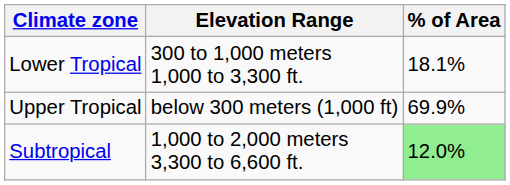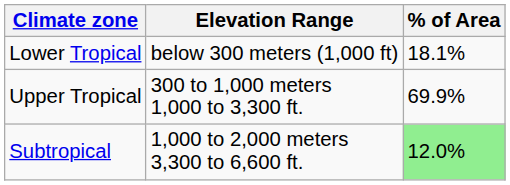(241, 64) 300 to 1,000 meters 1,000 to 3,300 ft. -> (275, 52) below 300 meters (1,000 ft)
(275, 107) below 300 meters (1,000 ft) -> (241, 96) 300 to 1,000 meters 1,000 to 3,300 ft.
